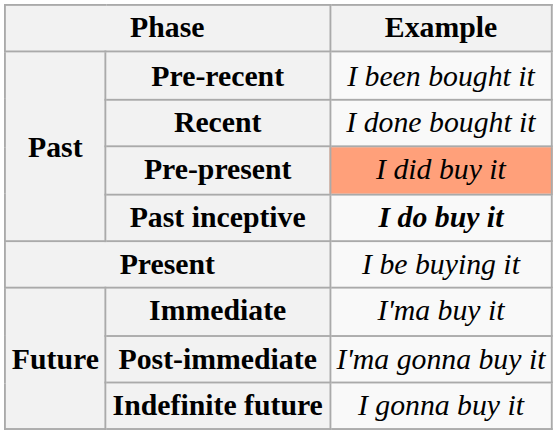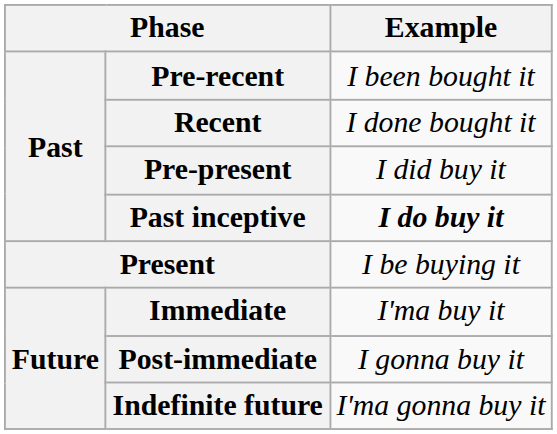(441, 169) lightsalmon background -> (441, 169) no background
(441, 358) I'ma gonna buy it -> (441, 358) I gonna buy it
(441, 405) I gonna buy it -> (441, 405) I'ma gonna buy it
